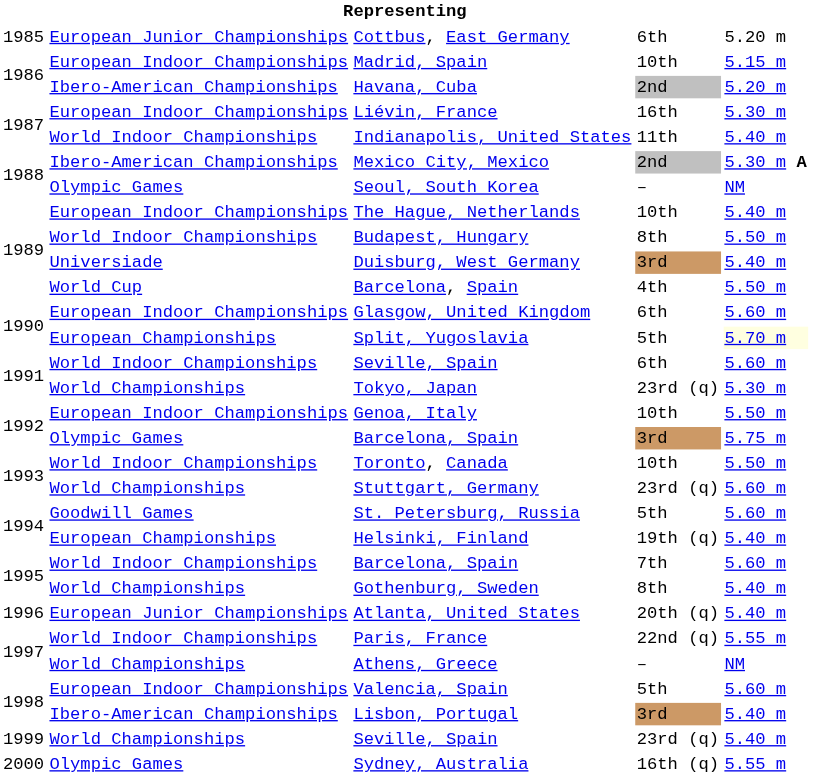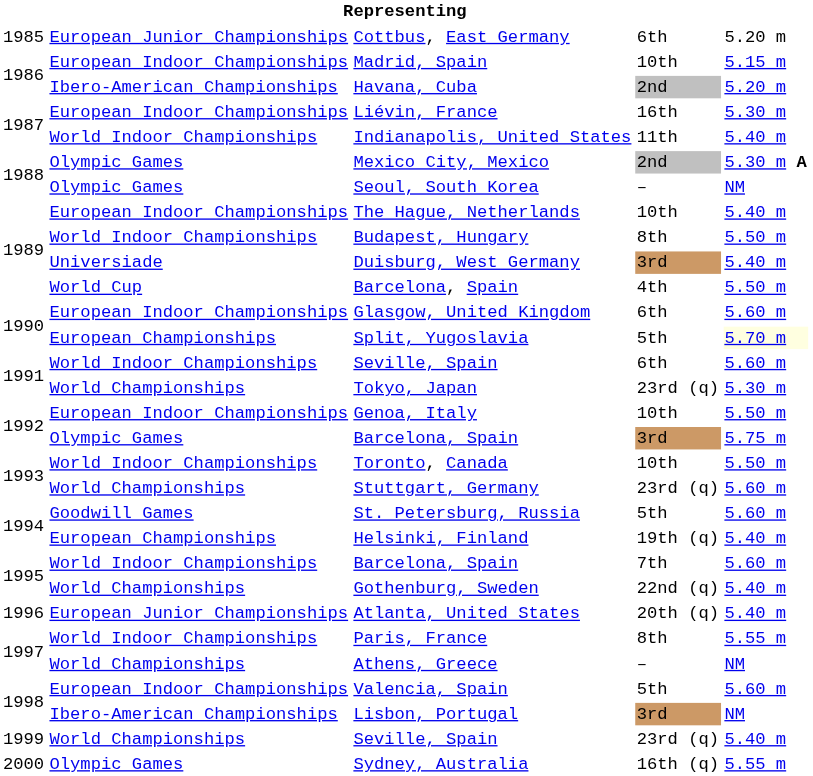(194, 162) Ibero-American Championships -> (116, 162) Olympic Games
(652, 589) 8th -> (678, 589) 22nd (q)
(678, 639) 22nd (q) -> (652, 639) 8th
(755, 714) 5.40 m -> (735, 714) NM
